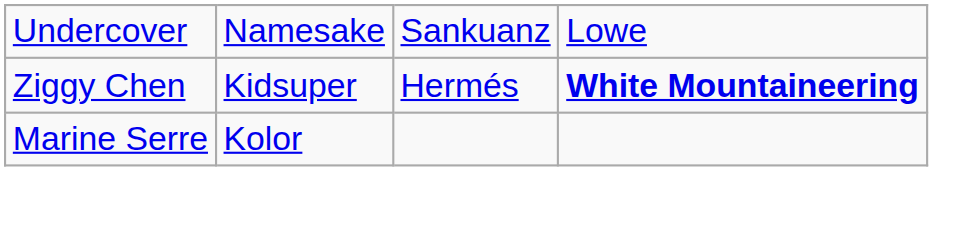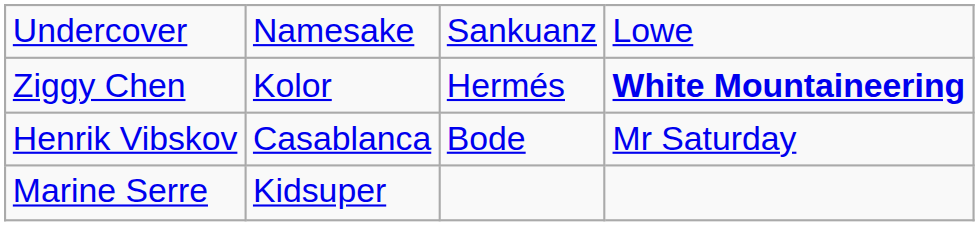(290, 84) Kidsuper -> (292, 84) Kolor
+ row: (125, 138)
(263, 138) Kolor -> (320, 191) Kidsuper
